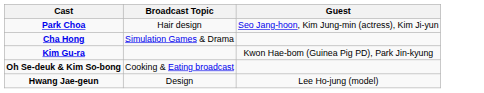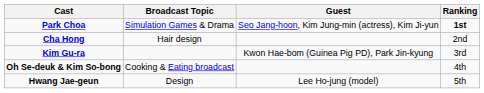+ column: (460, 12)
(180, 26) Hair design -> (180, 26) Simulation Games & Drama
(180, 39) Simulation Games & Drama -> (180, 39) Hair design
